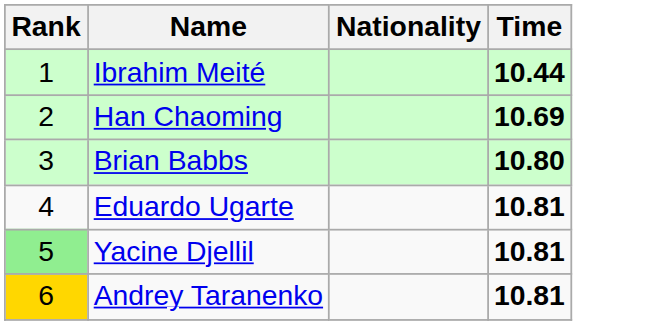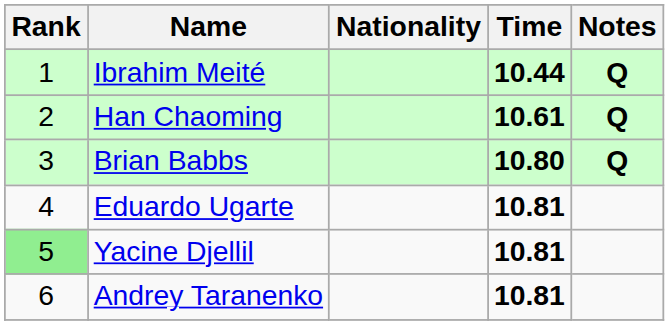+ column: (617, 26)
(529, 116) 10.69 -> (529, 116) 10.61
(46, 296) gold background -> (46, 296) no background
